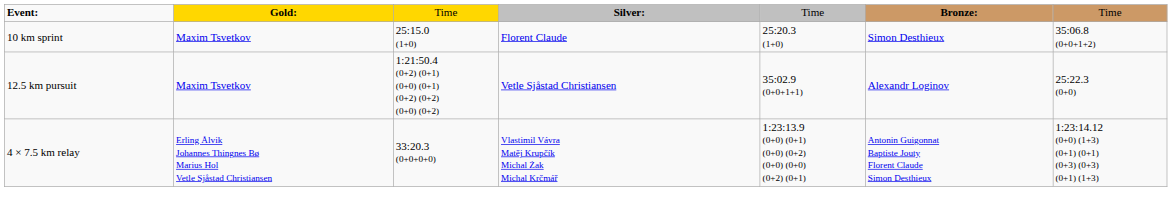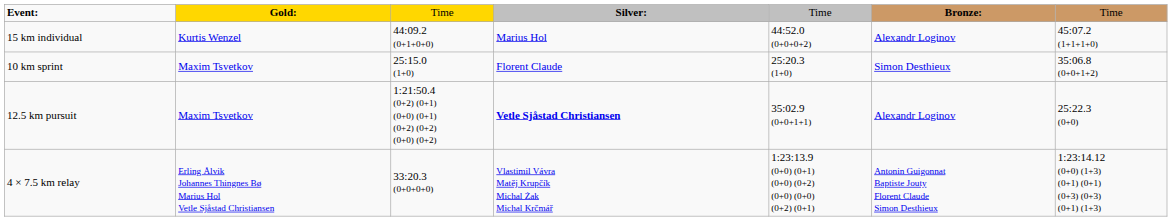+ row: (45, 36)
(559, 85) normal -> (558, 115) bold
